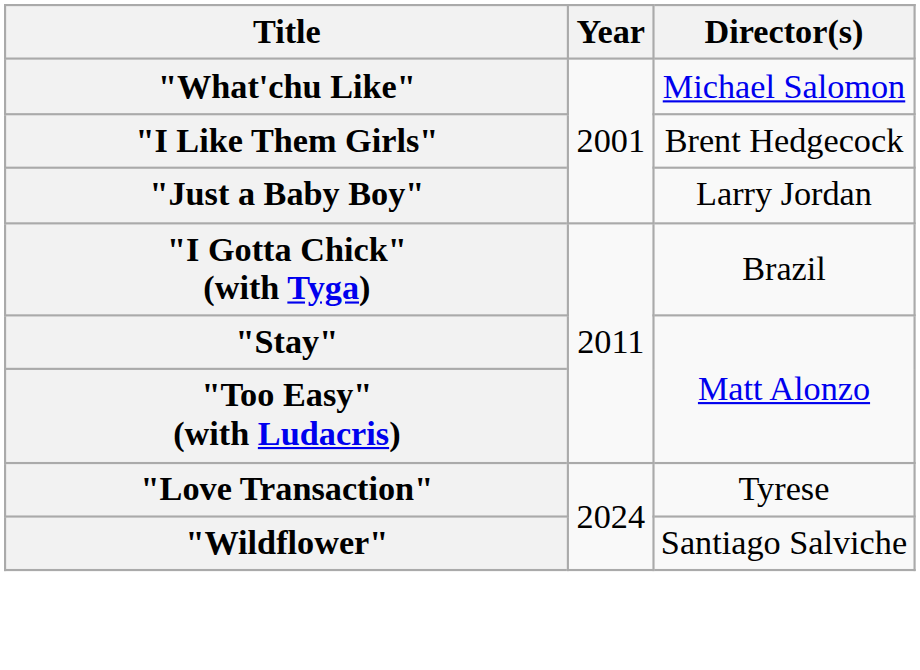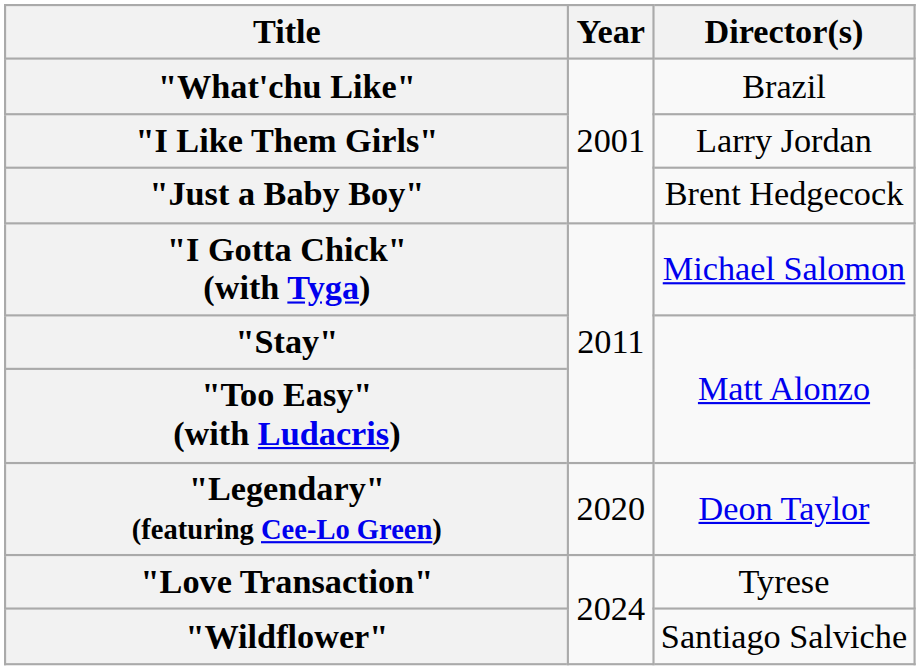(784, 85) Michael Salomon -> (784, 85) Brazil
(784, 140) Brent Hedgecock -> (784, 140) Larry Jordan
(784, 194) Larry Jordan -> (784, 194) Brent Hedgecock
(784, 268) Brazil -> (784, 268) Michael Salomon
+ row: (287, 508)
